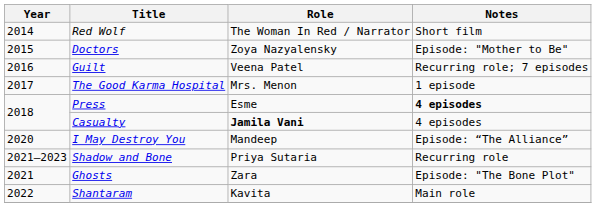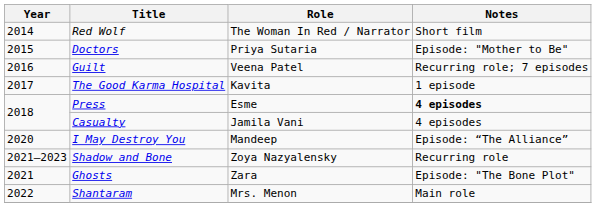(284, 49) Zoya Nazyalensky -> (274, 49) Priya Sutaria
(264, 85) Mrs. Menon -> (250, 85) Kavita
(267, 121) bold -> (267, 121) normal
(274, 158) Priya Sutaria -> (284, 158) Zoya Nazyalensky
(250, 194) Kavita -> (264, 194) Mrs. Menon
